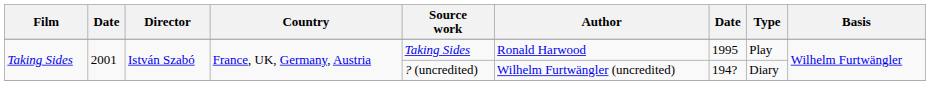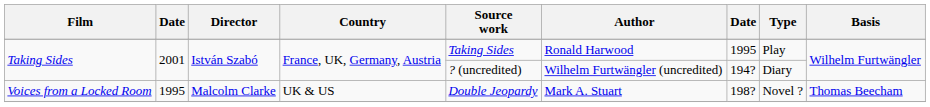+ row: (80, 91)
